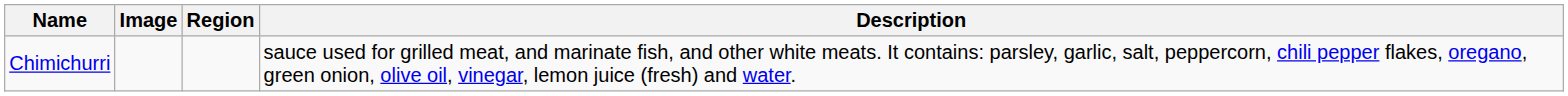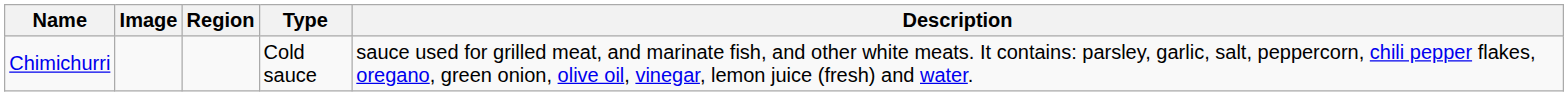+ column: (305, 20)
